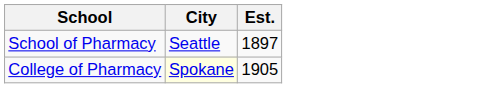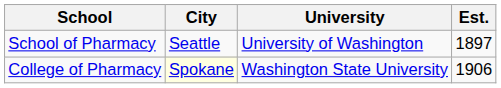+ column: (345, 17)
(260, 69) 1905 -> (474, 69) 1906
